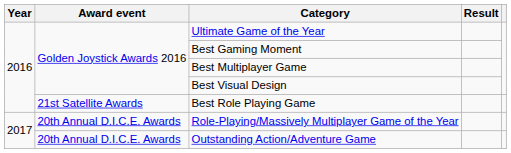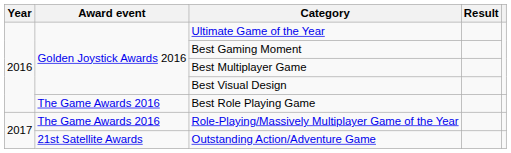(90, 103) 21st Satellite Awards -> (99, 103) The Game Awards 2016
(109, 121) 20th Annual D.I.C.E. Awards -> (99, 121) The Game Awards 2016
(109, 139) 20th Annual D.I.C.E. Awards -> (90, 139) 21st Satellite Awards
